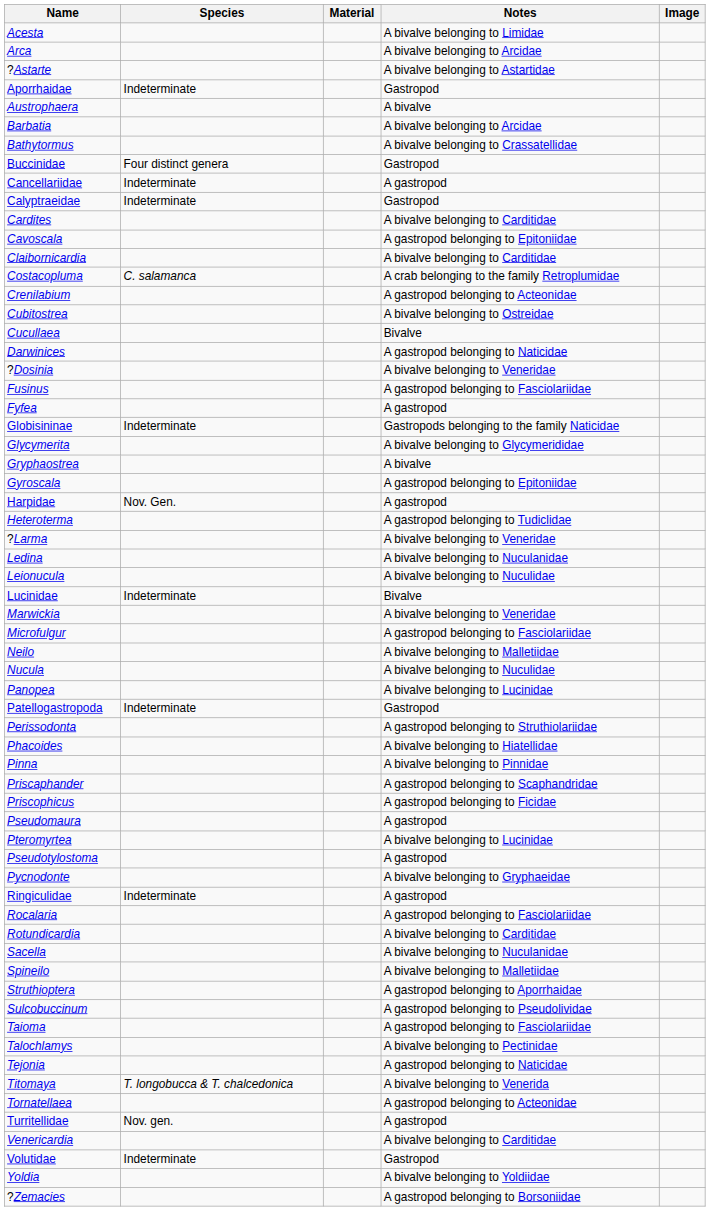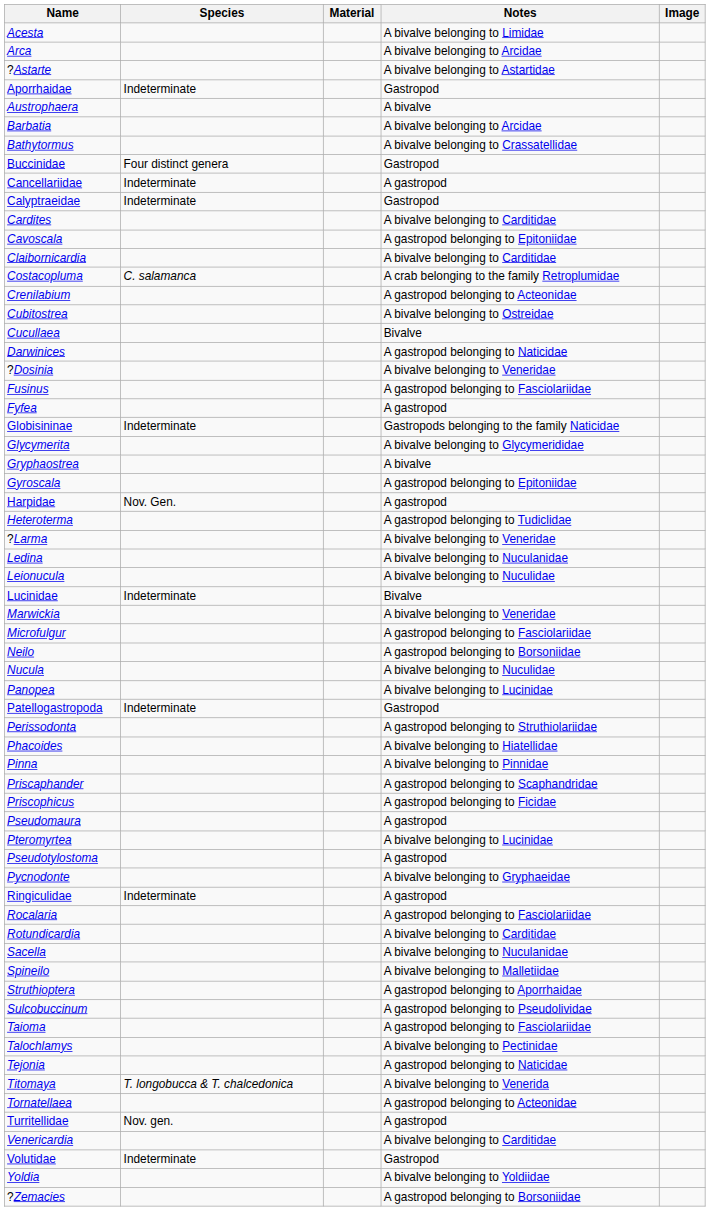(471, 652) A bivalve belonging to Malletiidae -> (482, 652) A gastropod belonging to Borsoniidae
